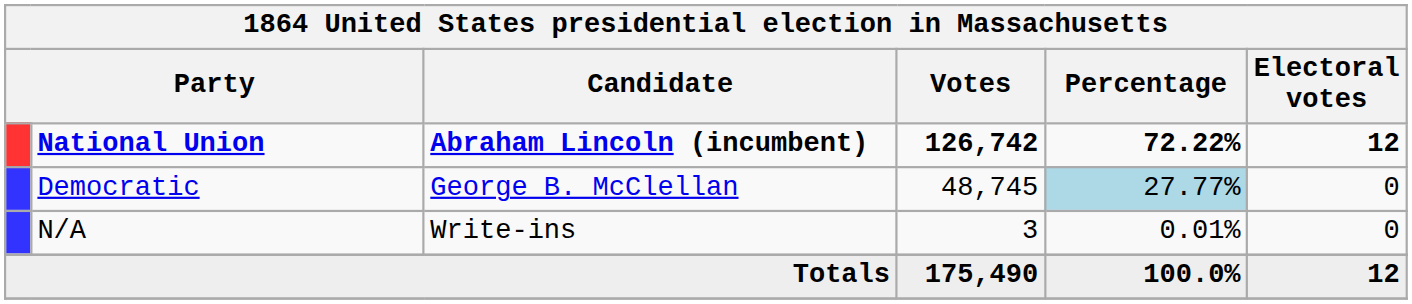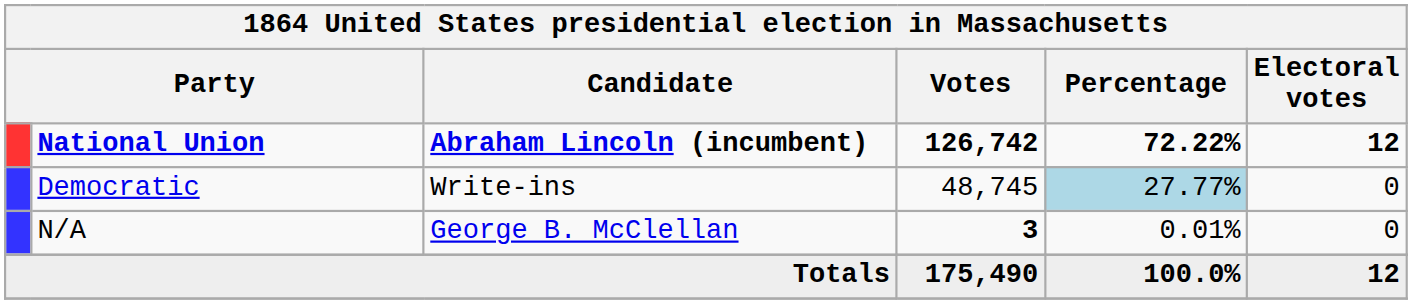(584, 189) George B. McClellan -> (503, 189) Write-ins
(503, 233) Write-ins -> (584, 233) George B. McClellan
(1030, 233) normal -> (1030, 233) bold
